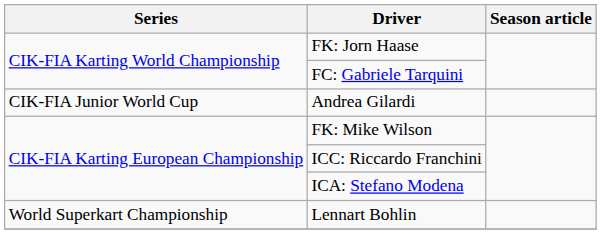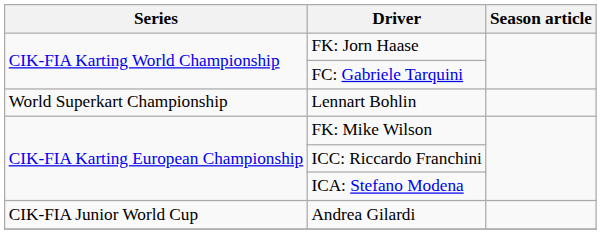rows swapped: (363, 102) <-> (364, 214)
